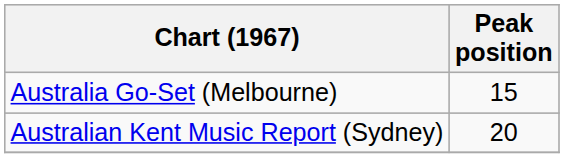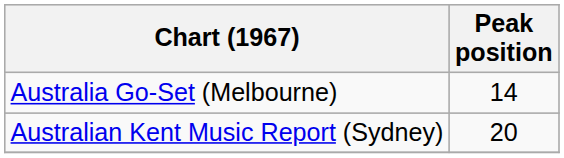(504, 92) 15 -> (504, 92) 14
